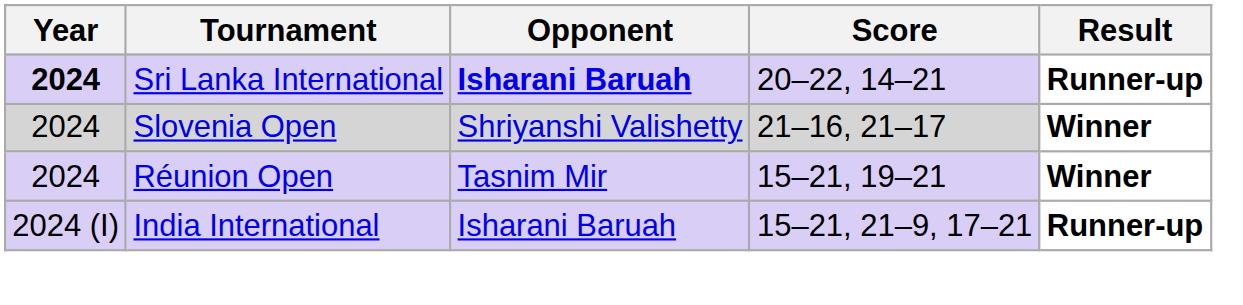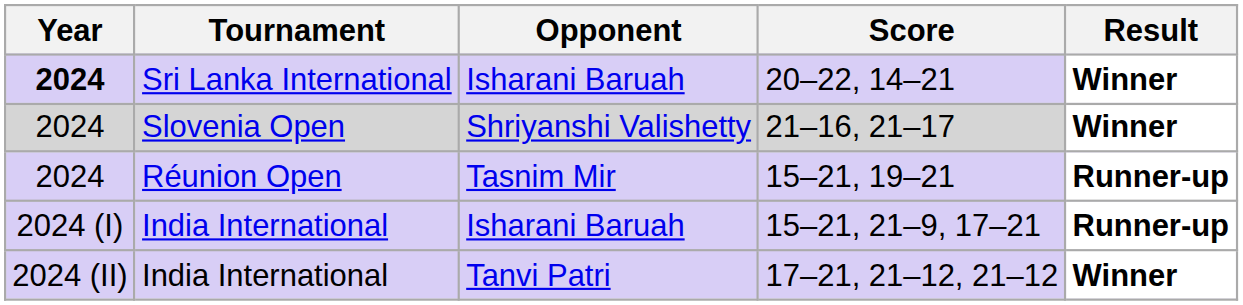(575, 79) bold -> (575, 79) normal
(1125, 79) Runner-up -> (1125, 79) Winner
(1099, 177) Winner -> (1151, 177) Runner-up
+ row: (912, 274)
